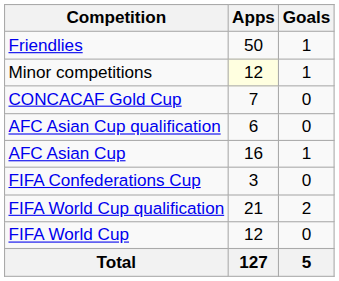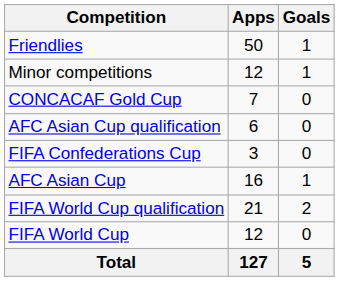(253, 72) lightyellow background -> (253, 72) no background
rows swapped: (67, 153) <-> (105, 180)
